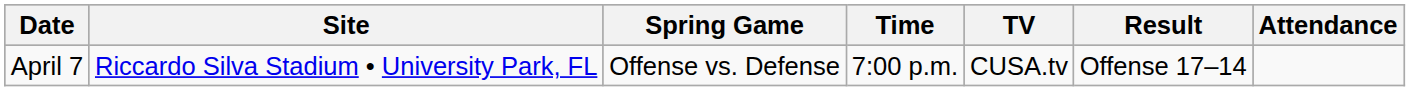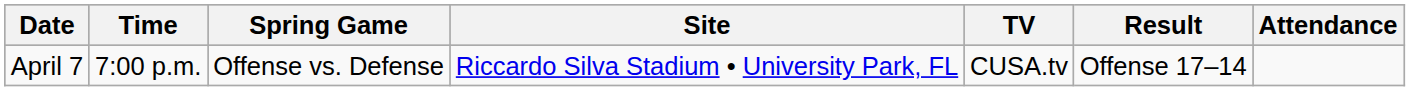columns swapped: (905, 25) <-> (346, 25)
